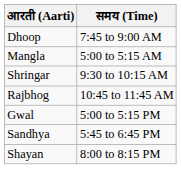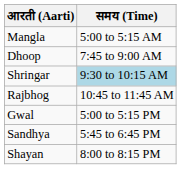rows swapped: (26, 56) <-> (24, 36)
(124, 75) no background -> (124, 75) lightblue background
